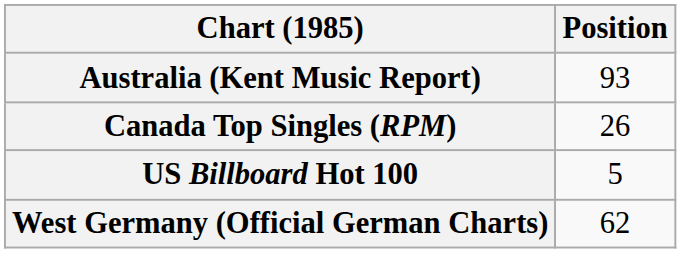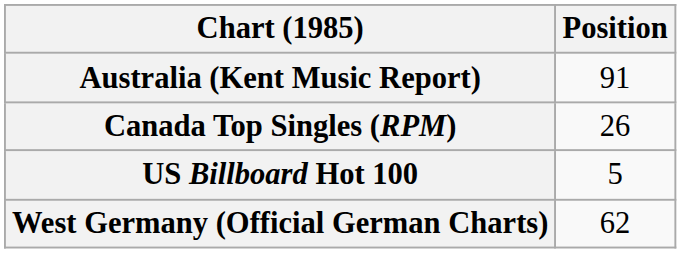(615, 77) 93 -> (615, 77) 91
